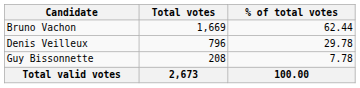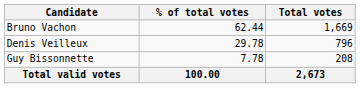columns swapped: (184, 12) <-> (292, 12)
